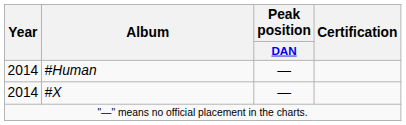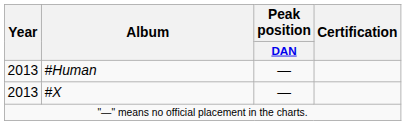(23, 71) 2014 -> (23, 71) 2013
(23, 92) 2014 -> (23, 92) 2013
